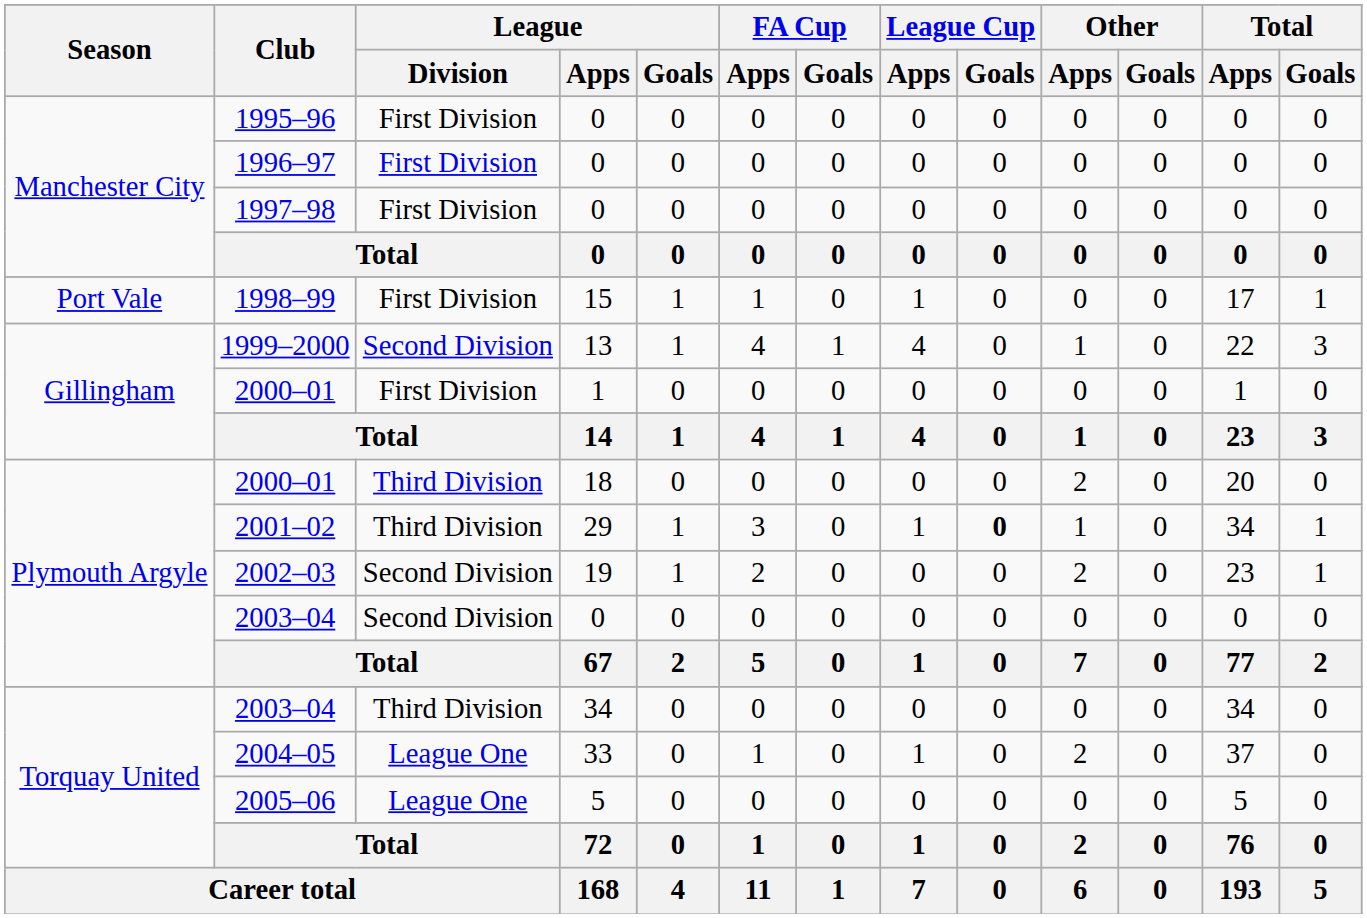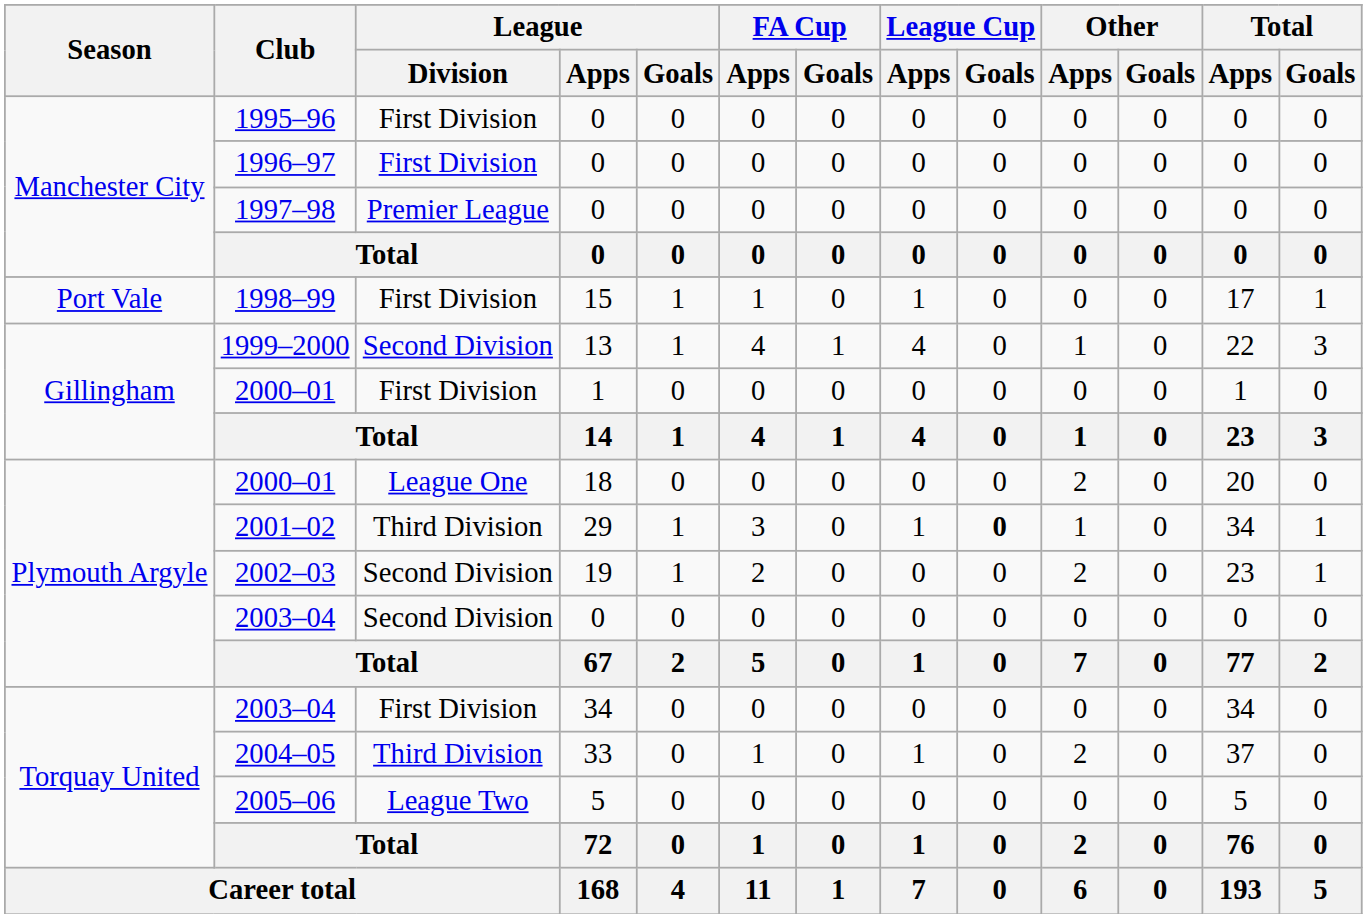(458, 208) First Division -> (458, 208) Premier League
(458, 481) Third Division -> (458, 481) League One
(458, 708) Third Division -> (458, 708) First Division
(458, 753) League One -> (458, 753) Third Division
(458, 799) League One -> (458, 799) League Two
